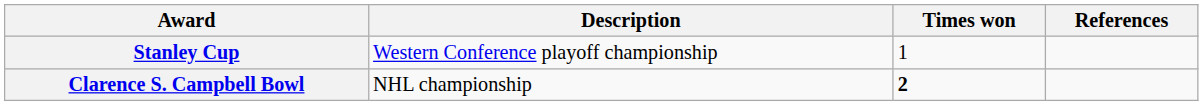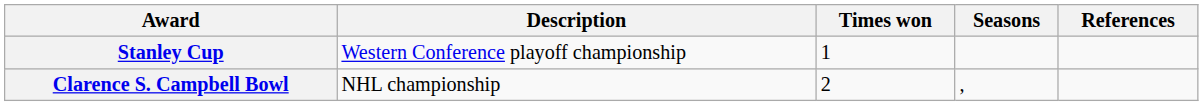+ column: (1007, 20)
(903, 84) bold -> (826, 84) normal
